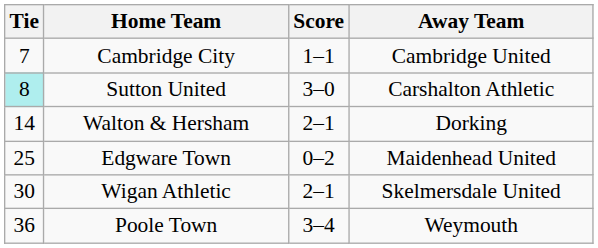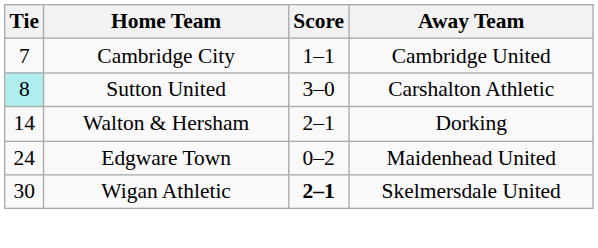(24, 157) 25 -> (24, 157) 24
(319, 191) normal -> (319, 191) bold
- row: (166, 225)
